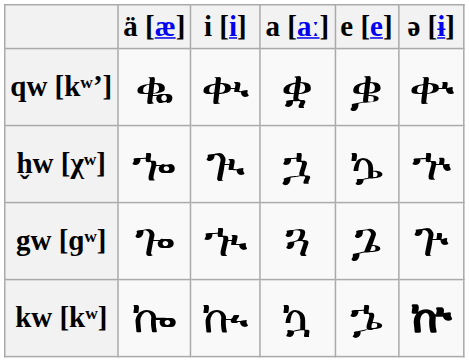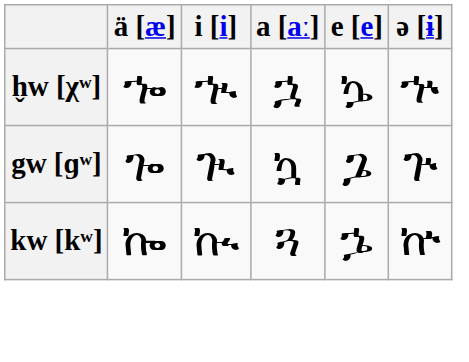- row: (61, 87)
(225, 163) ጒ -> (216, 87) ኊ
(225, 240) ኊ -> (216, 163) ጒ
(297, 240) ጓ -> (288, 163) ኳ
(297, 317) ኳ -> (288, 240) ጓ
(431, 317) bold -> (420, 240) normal
